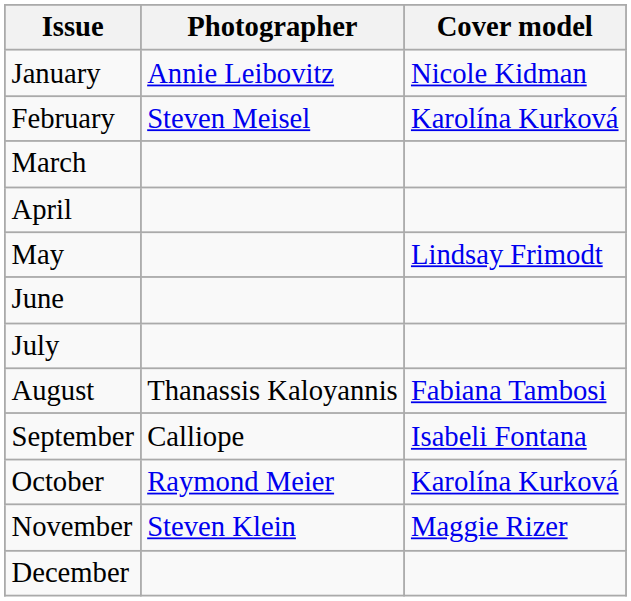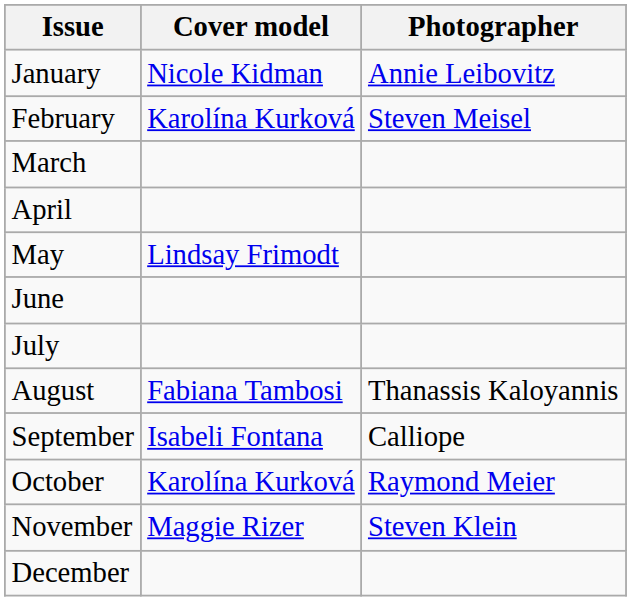columns swapped: (515, 27) <-> (272, 27)
